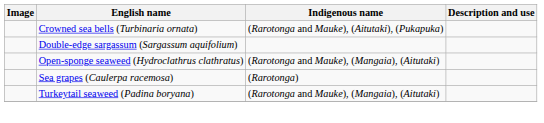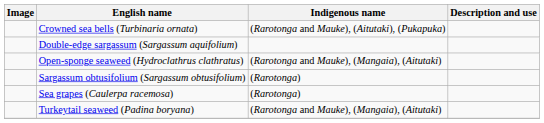+ row: (142, 77)
